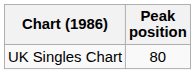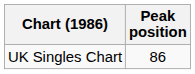(158, 56) 80 -> (158, 56) 86
